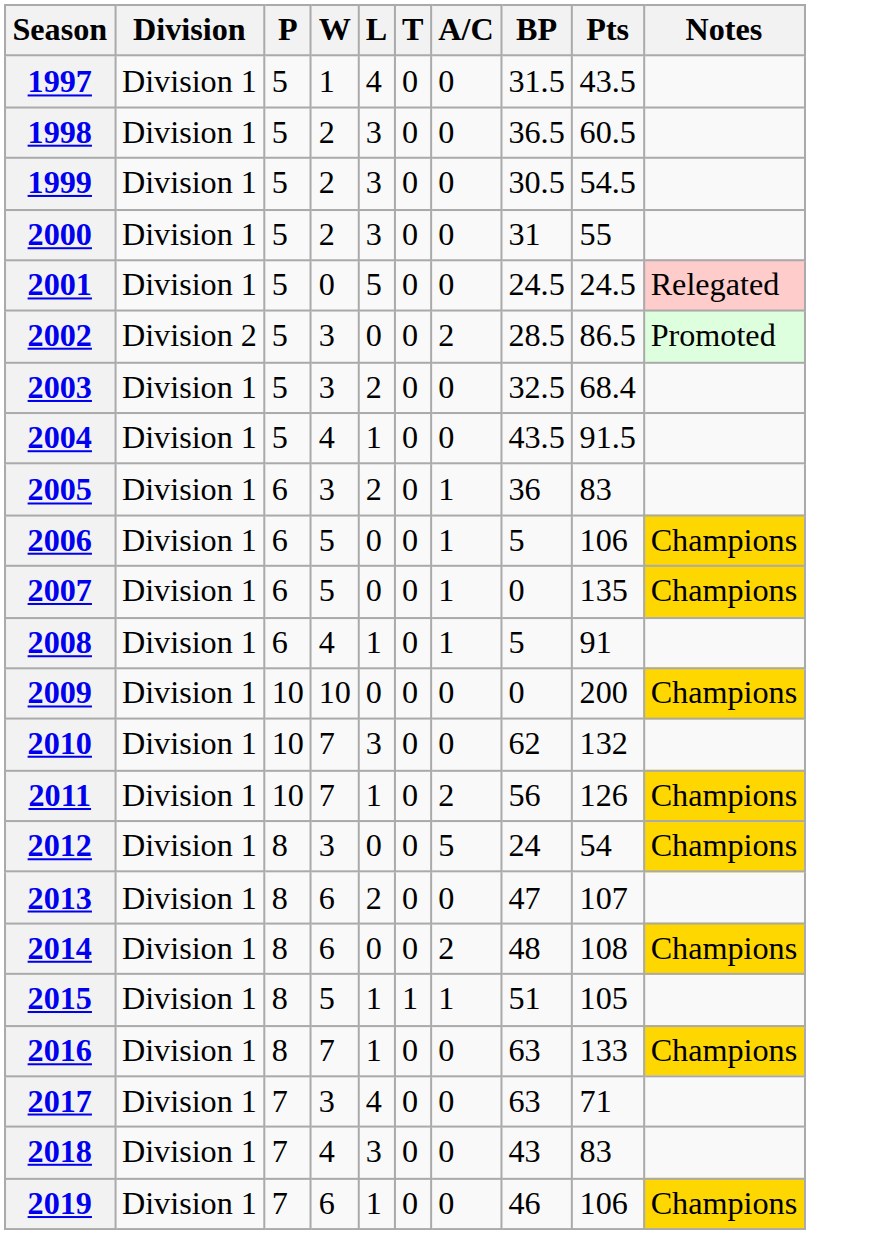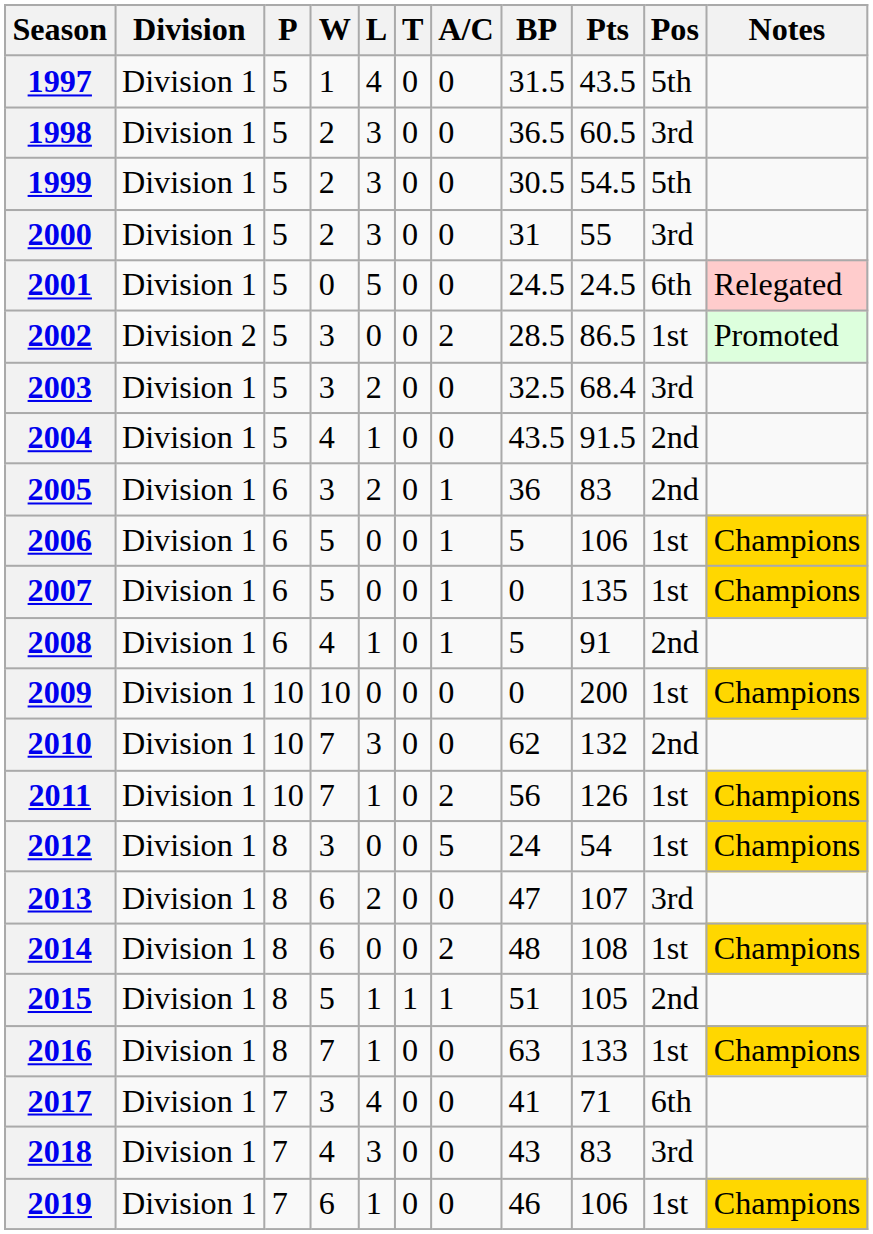+ column: (675, 30)
(525, 1101) 63 -> (525, 1101) 41
